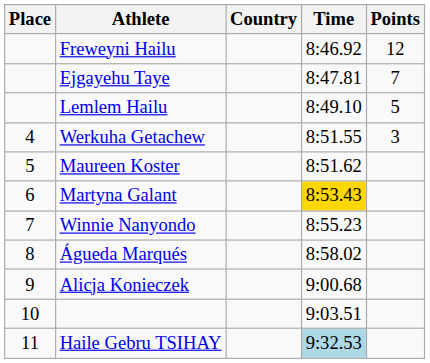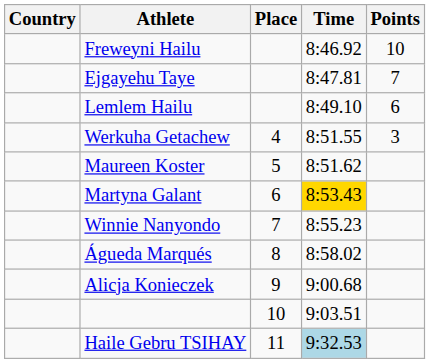columns swapped: (30, 19) <-> (264, 19)
(395, 48) 12 -> (395, 48) 10
(395, 107) 5 -> (395, 107) 6
